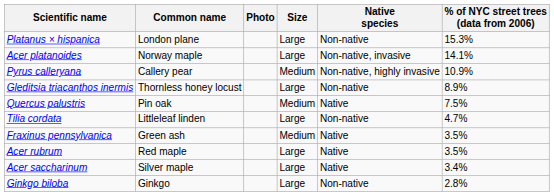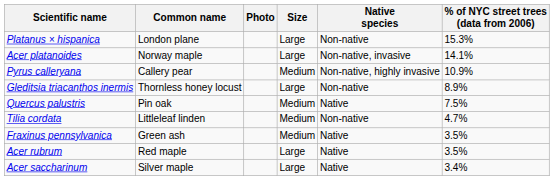(292, 119) Large -> (297, 119) Medium
- row: (37, 183)
